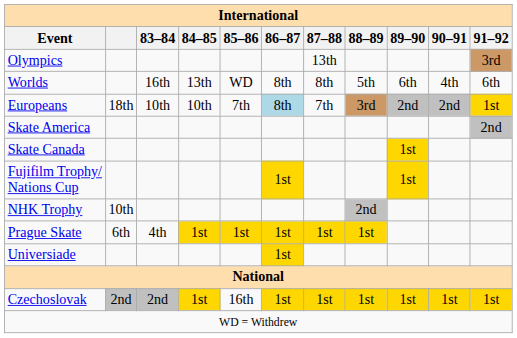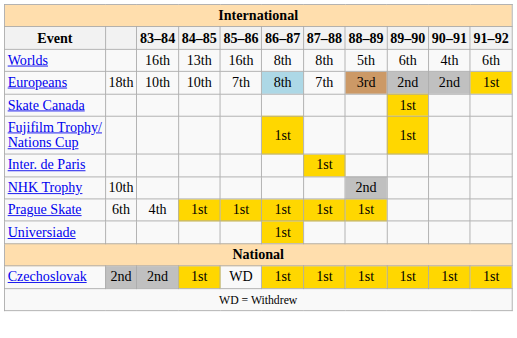- row: (35, 60)
(241, 82) WD -> (241, 60) 16th
- row: (49, 127)
+ row: (47, 165)
(241, 299) 16th -> (241, 277) WD
